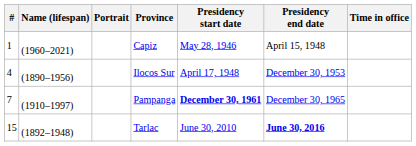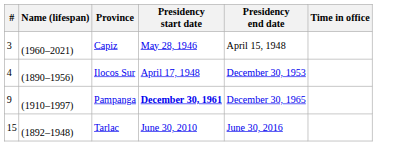- column: (111, 18)
(9, 45) 1 -> (9, 45) 3
(9, 100) 7 -> (9, 100) 9
(295, 127) bold -> (255, 127) normal
